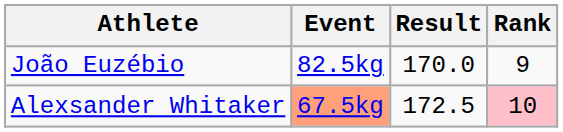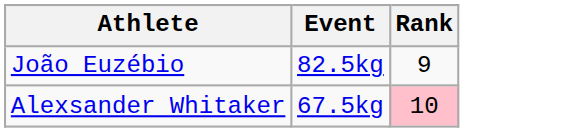- column: (439, 25)
(340, 106) lightsalmon background -> (340, 106) no background
